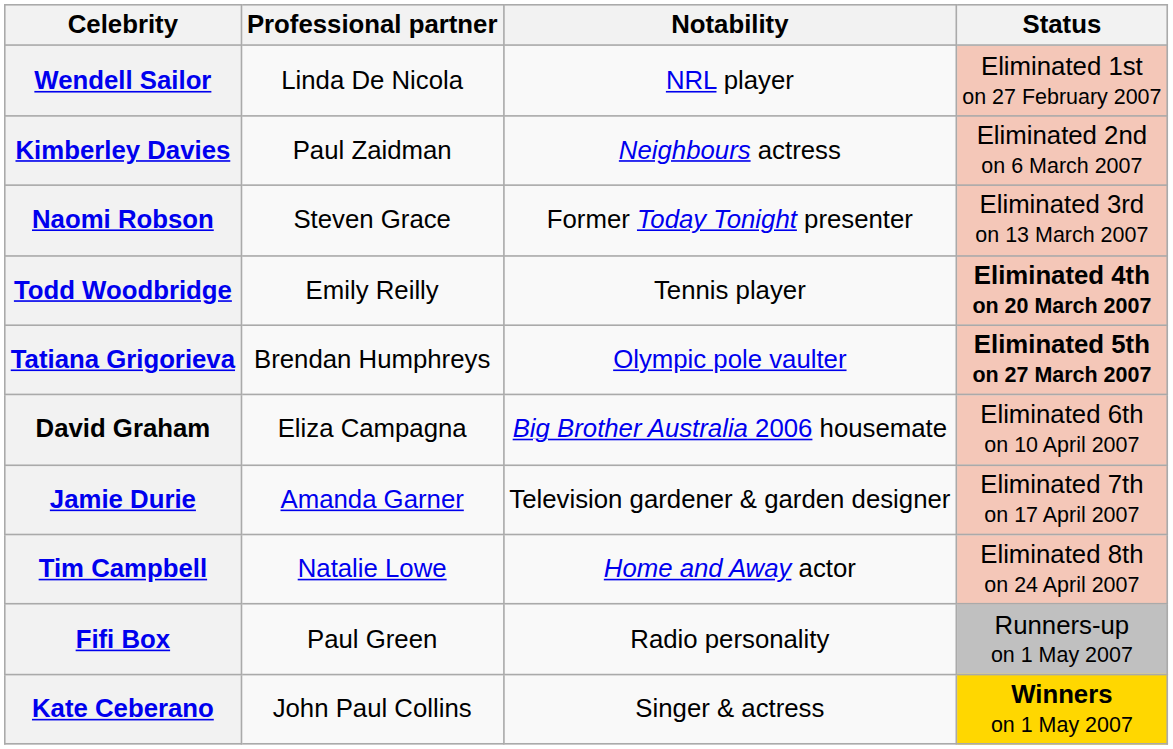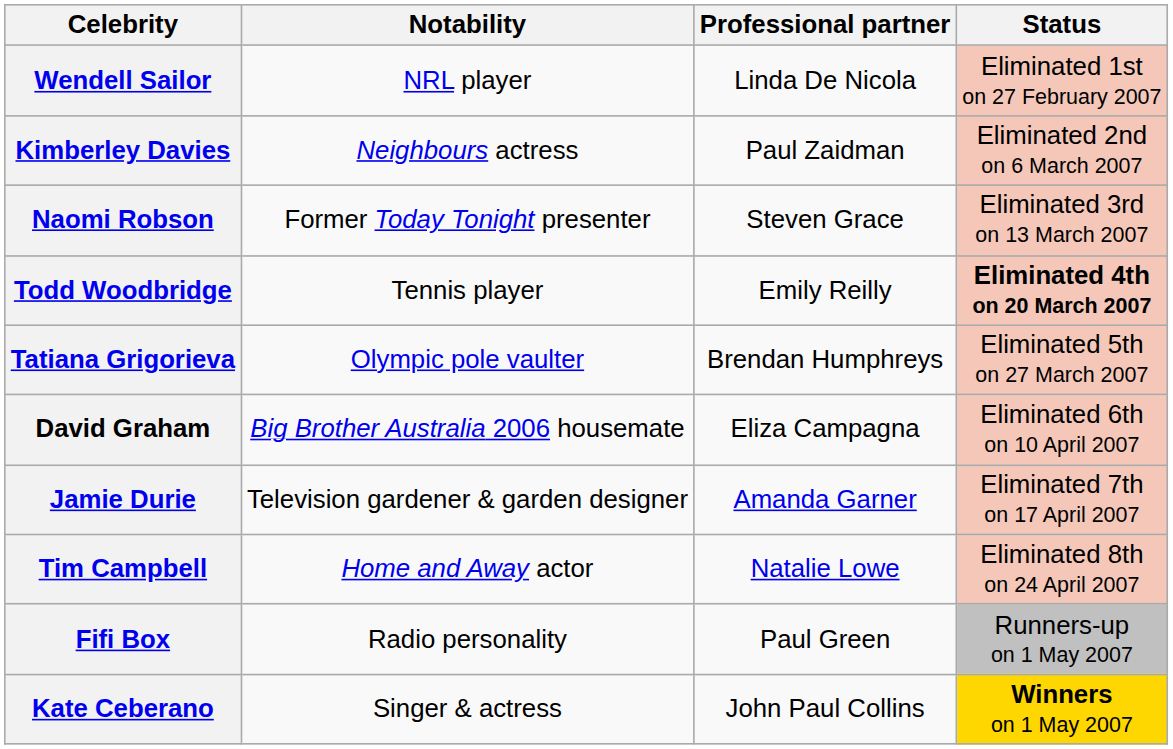columns swapped: (730, 24) <-> (372, 24)
(1062, 359) bold -> (1062, 359) normal
